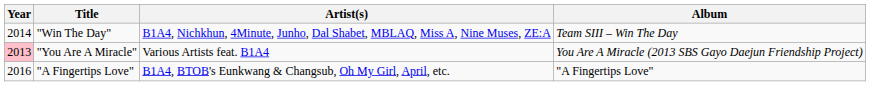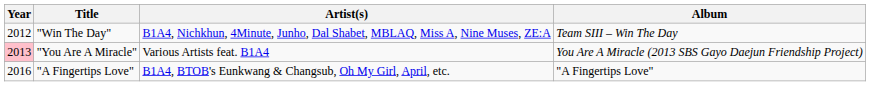(19, 33) 2014 -> (19, 33) 2012
